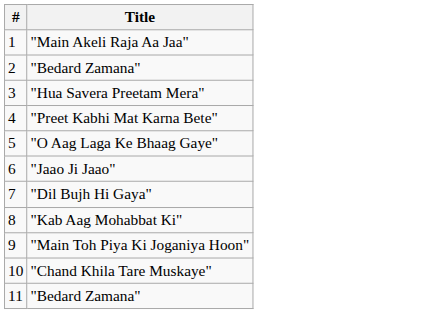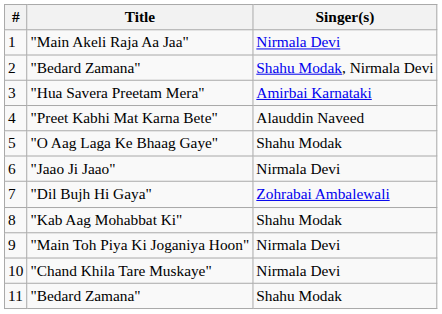+ column: (345, 17)
